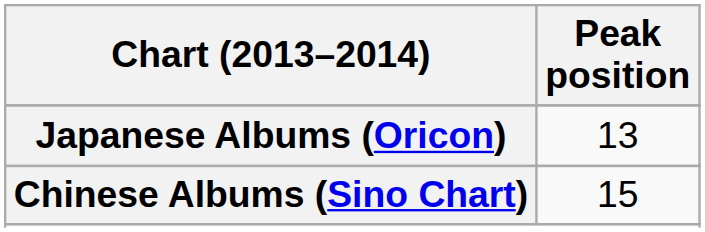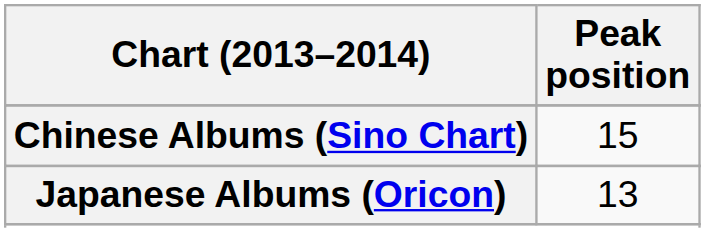rows swapped: (271, 194) <-> (271, 135)
